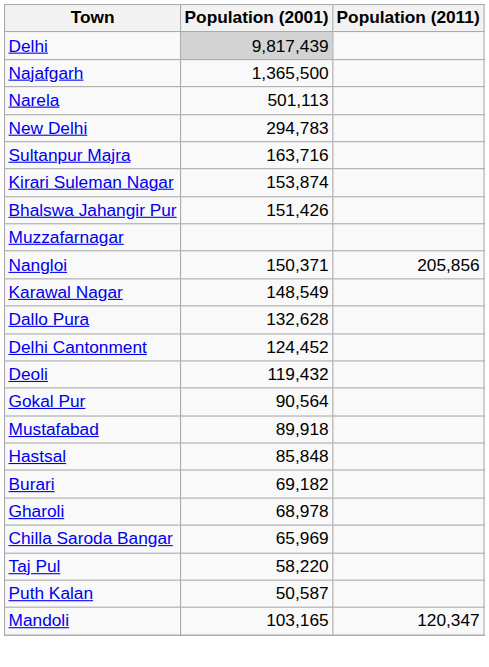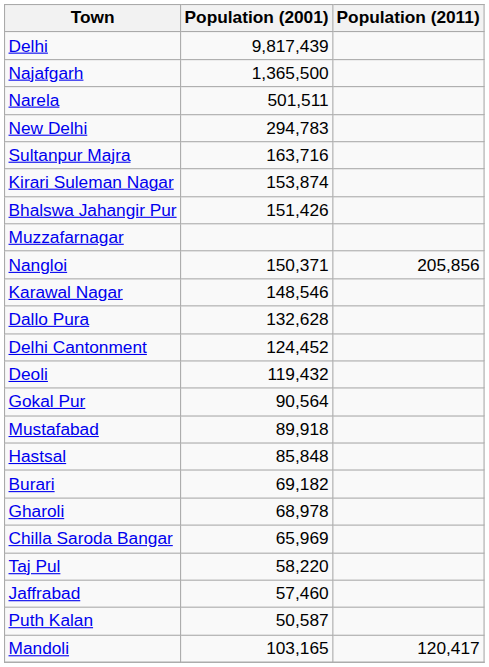(290, 45) lightgrey background -> (290, 45) no background
(298, 100) 501,113 -> (298, 100) 501,511
(297, 292) 148,549 -> (297, 292) 148,546
+ row: (44, 593)
(448, 621) 120,347 -> (448, 648) 120,417
